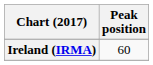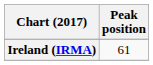(124, 49) 60 -> (124, 49) 61
